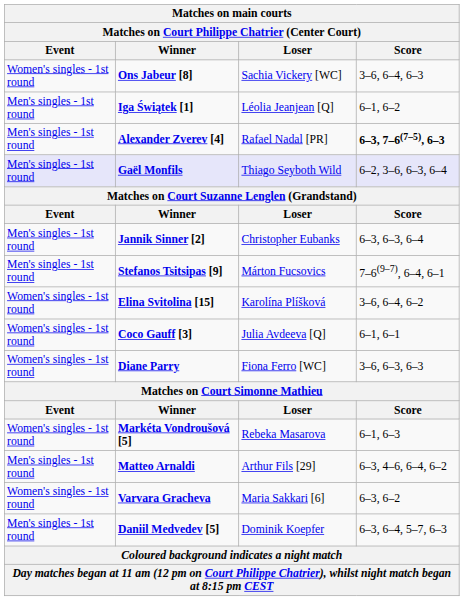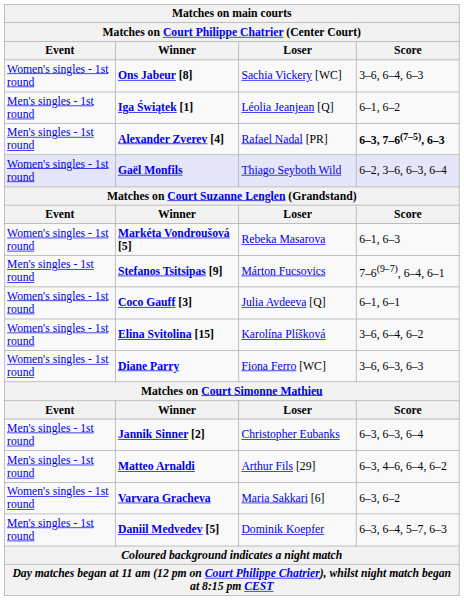(50, 170) Men's singles - 1st round -> (58, 170) Women's singles - 1st round
rows swapped: (161, 239) <-> (174, 434)
rows swapped: (155, 334) <-> (166, 302)
